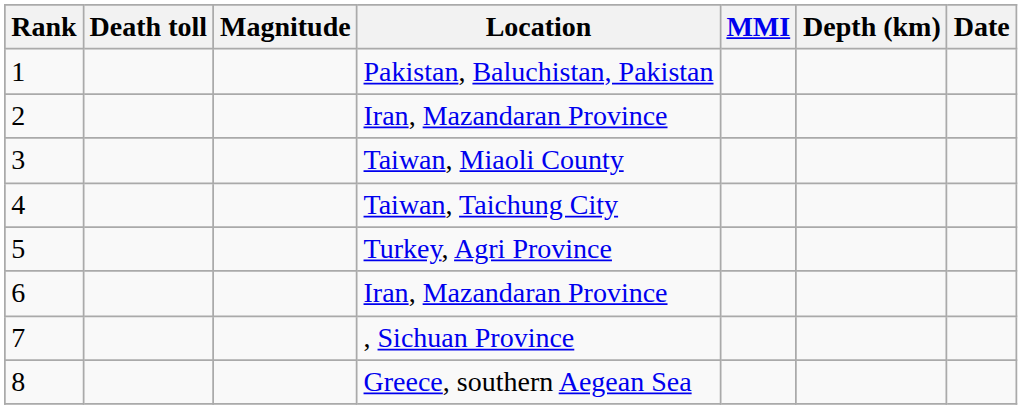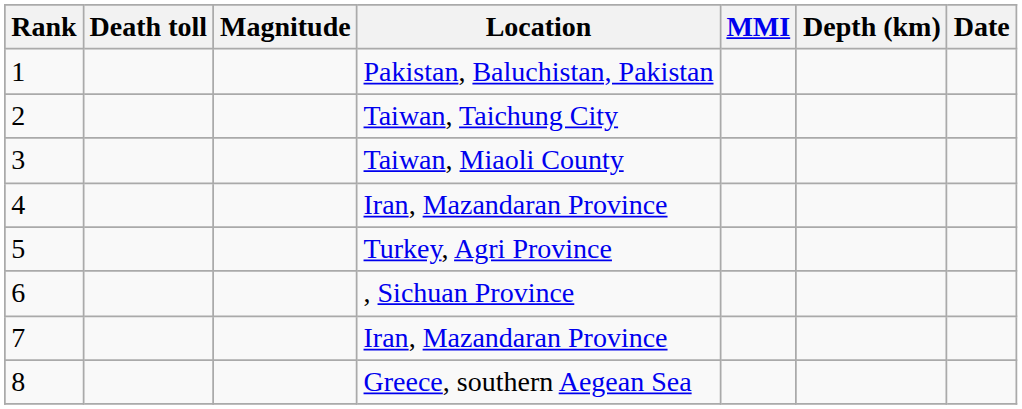(516, 115) Iran, Mazandaran Province -> (491, 115) Taiwan, Taichung City
(491, 204) Taiwan, Taichung City -> (516, 204) Iran, Mazandaran Province
(516, 293) Iran, Mazandaran Province -> (469, 293) , Sichuan Province
(469, 337) , Sichuan Province -> (516, 337) Iran, Mazandaran Province
